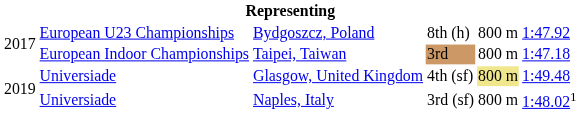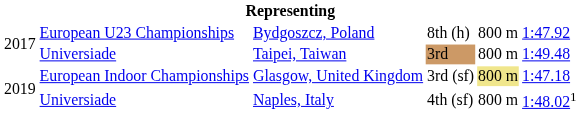(144, 54) European Indoor Championships -> (78, 54) Universiade
(546, 54) 1:47.18 -> (546, 54) 1:49.48
(78, 76) Universiade -> (144, 76) European Indoor Championships
(450, 76) 4th (sf) -> (451, 76) 3rd (sf)
(546, 76) 1:49.48 -> (546, 76) 1:47.18
(451, 100) 3rd (sf) -> (450, 100) 4th (sf)
